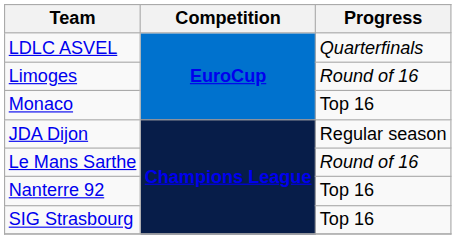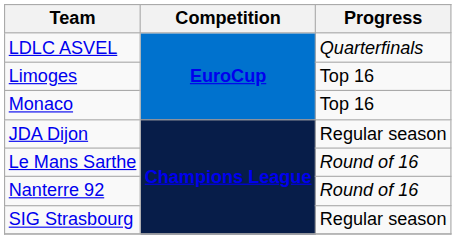(369, 76) Round of 16 -> (347, 76) Top 16
(347, 190) Top 16 -> (369, 190) Round of 16
(347, 219) Top 16 -> (383, 219) Regular season
